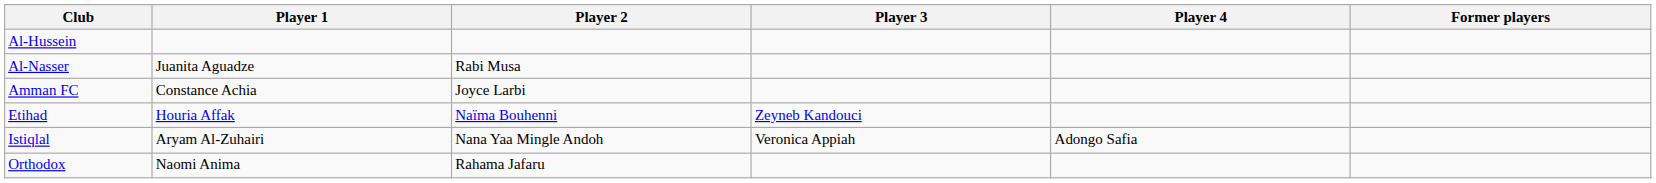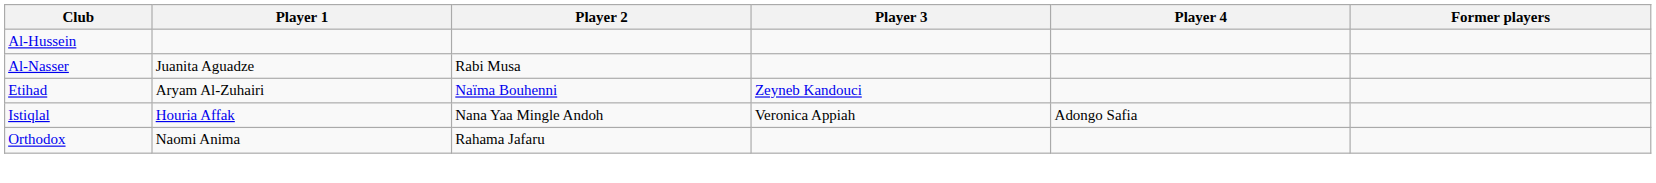- row: (43, 90)
(195, 115) Houria Affak -> (210, 90) Aryam Al-Zuhairi
(210, 140) Aryam Al-Zuhairi -> (195, 115) Houria Affak
